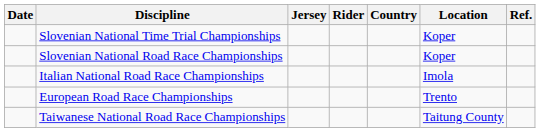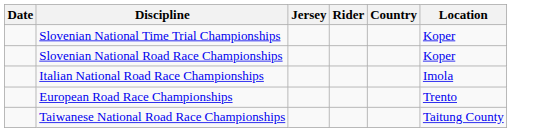- column: (521, 14)
